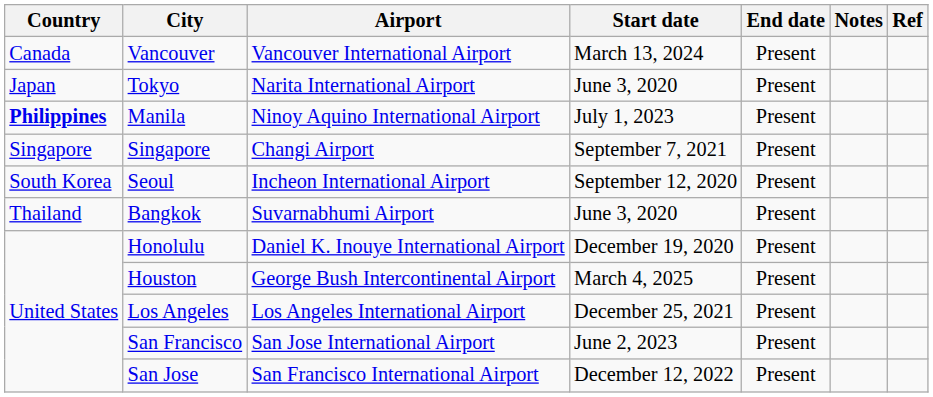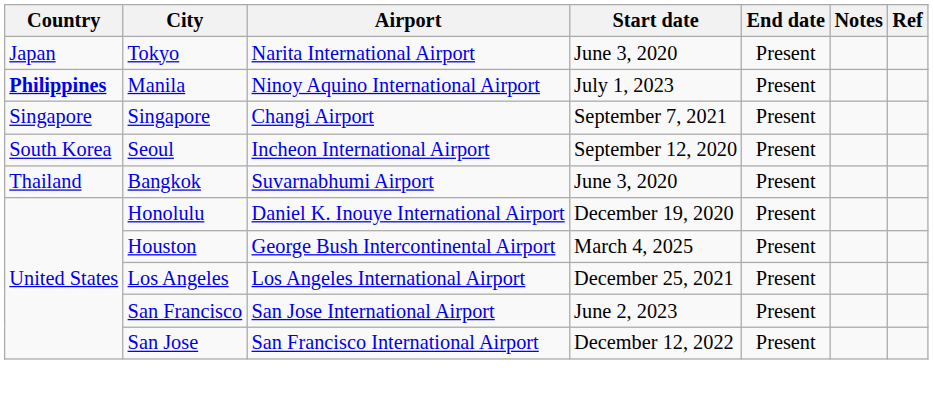- row: (171, 52)
